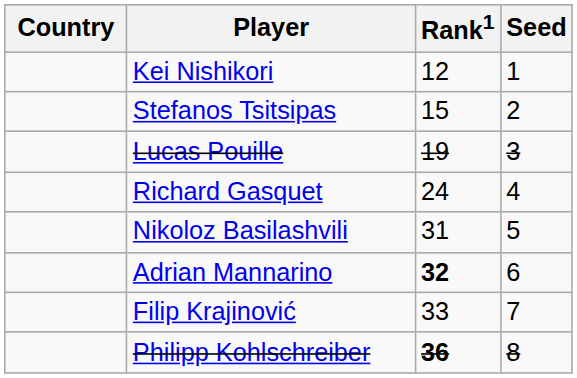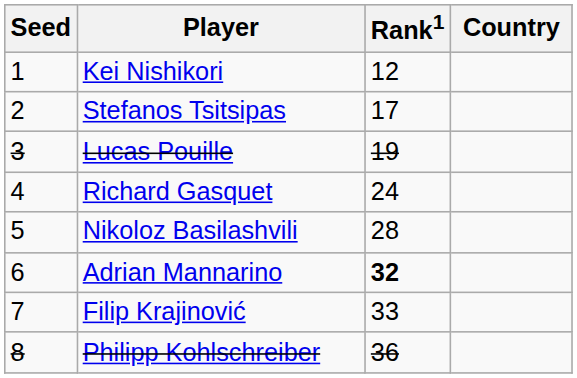columns swapped: (66, 27) <-> (536, 27)
(435, 111) 15 -> (385, 111) 17
(435, 231) 31 -> (385, 231) 28
(435, 352) bold -> (385, 352) normal
